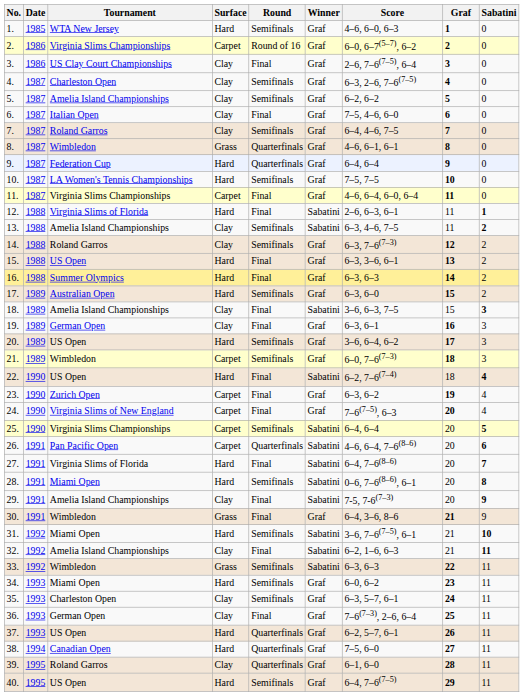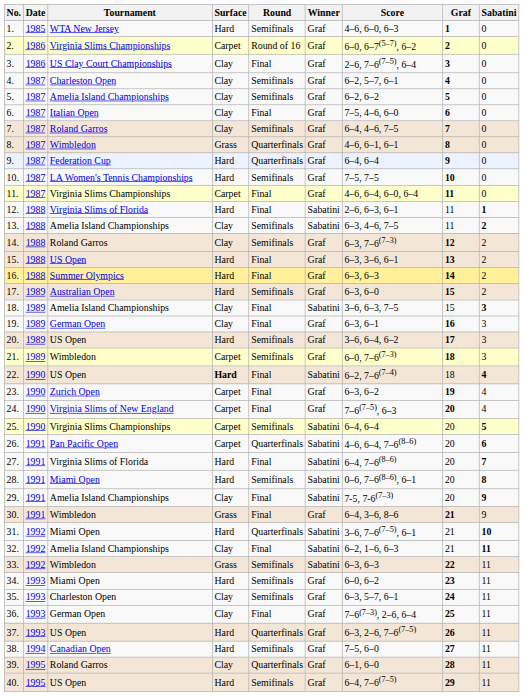(380, 82) 6–3, 2–6, 7–6(7–5) -> (371, 81) 6–2, 5–7, 6–1
(224, 377) normal -> (226, 375) bold
(272, 534) Semifinals -> (277, 532) Quarterfinals
(371, 633) 6–2, 5–7, 6–1 -> (380, 632) 6–3, 2–6, 7–6(7–5)
(277, 649) Quarterfinals -> (272, 649) Semifinals
